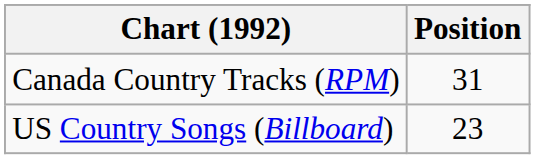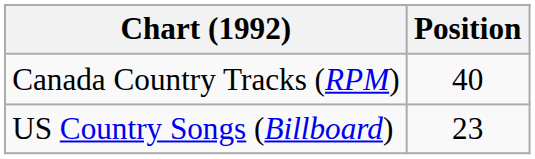(468, 78) 31 -> (468, 78) 40
